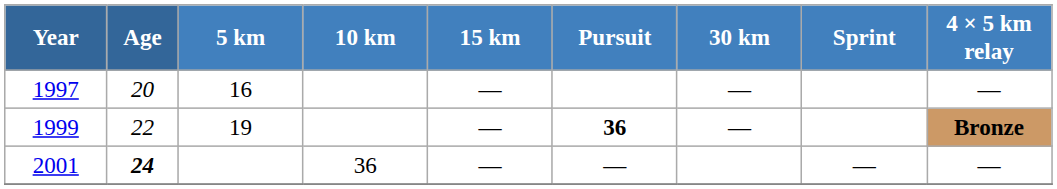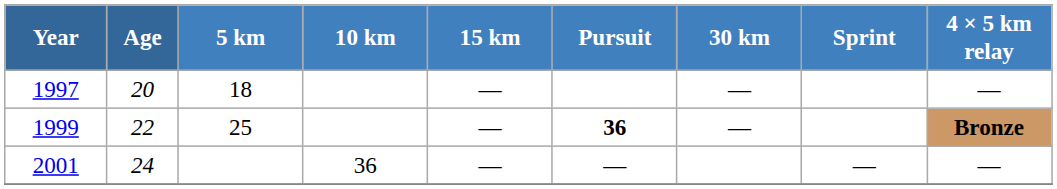(241, 89) 16 -> (241, 89) 18
(241, 127) 19 -> (241, 127) 25
(142, 165) bold -> (142, 165) normal
